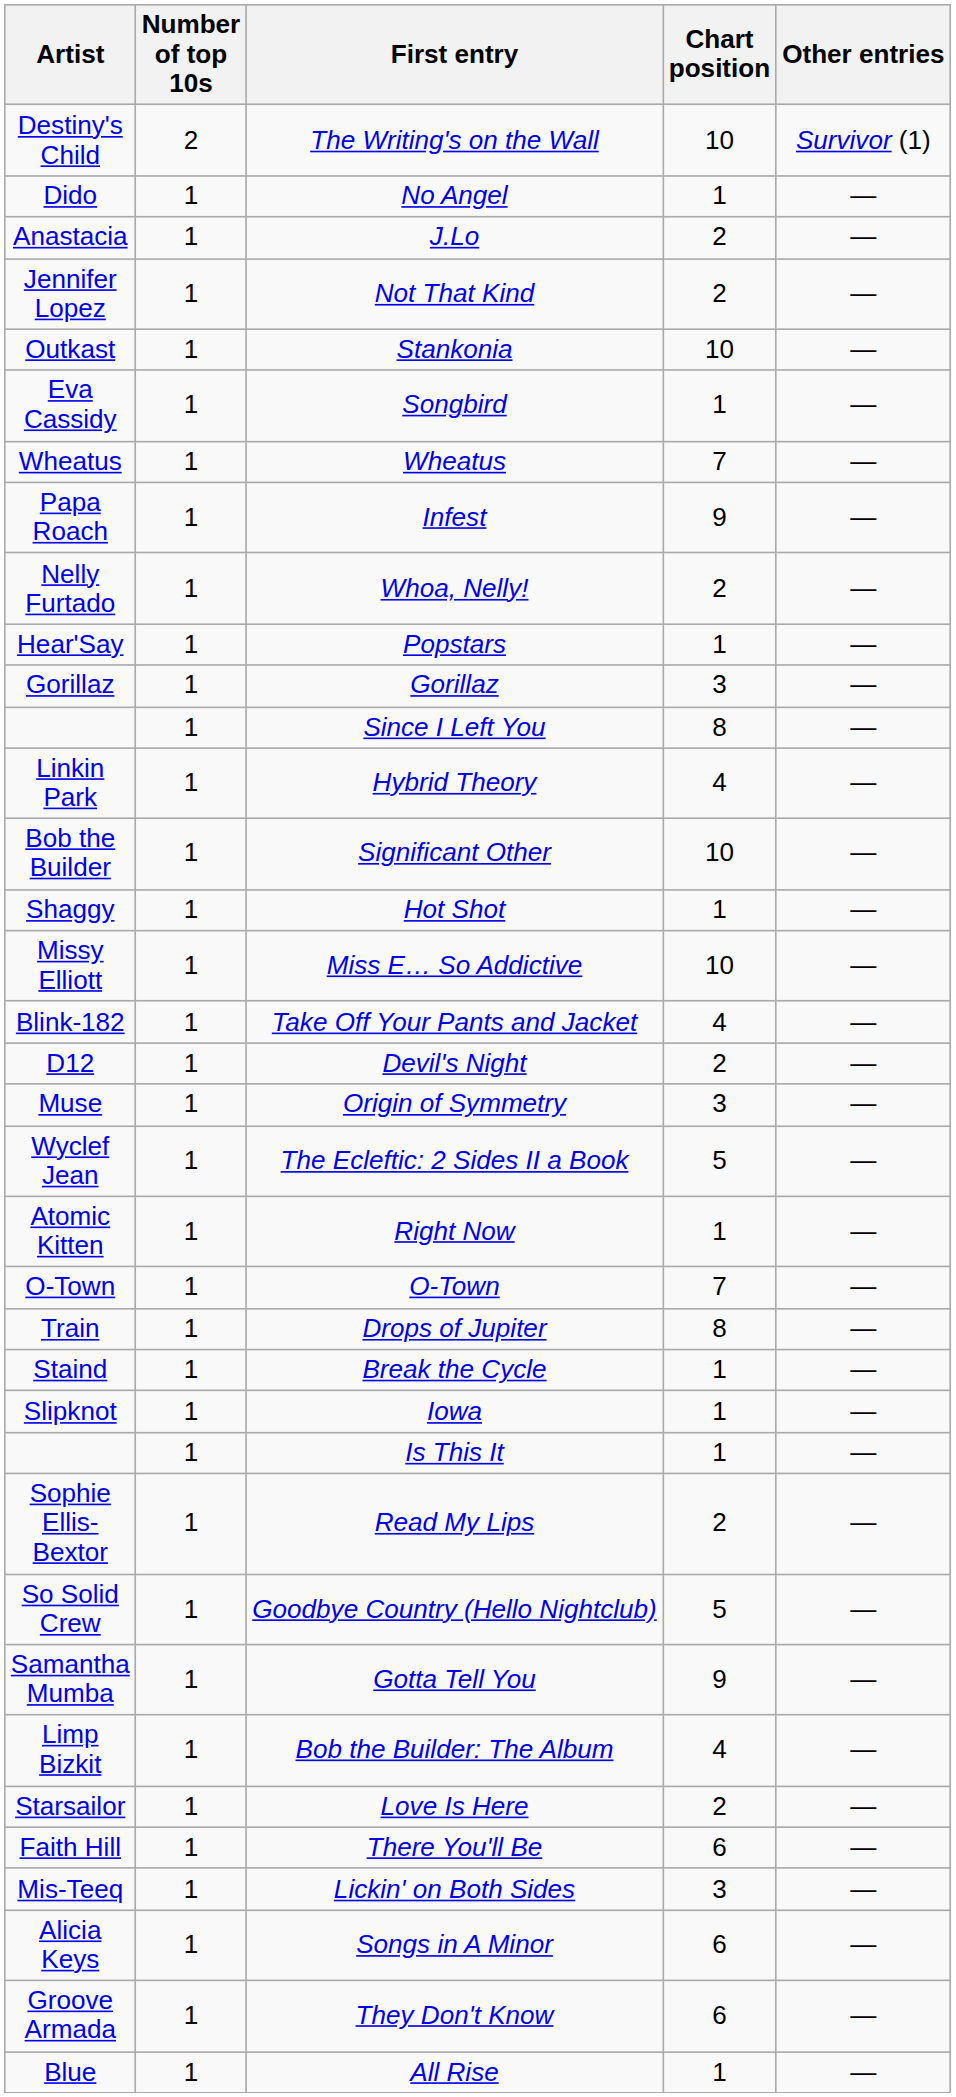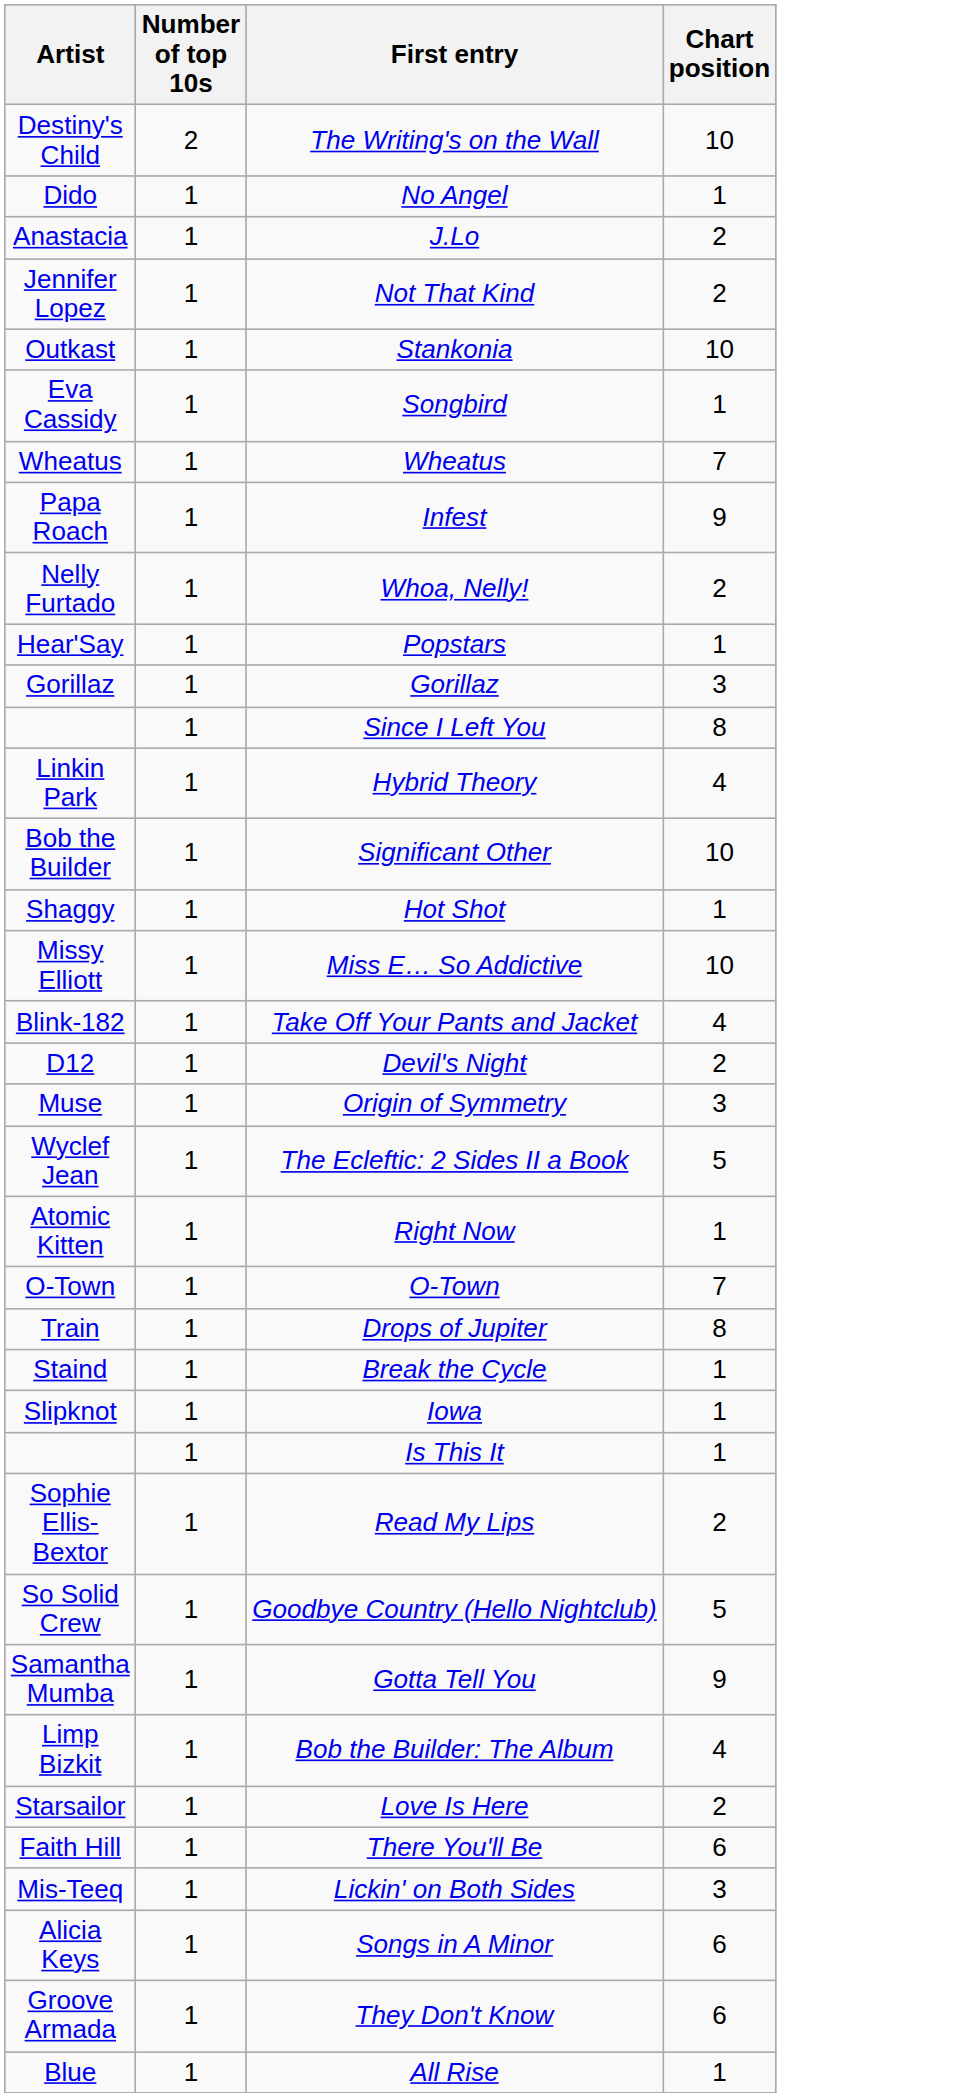- column: (863, 54)
